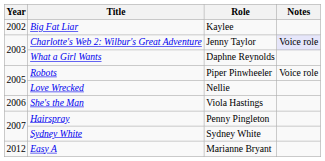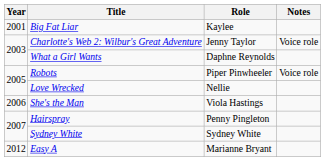(16, 27) 2002 -> (16, 27) 2001
(299, 42) lavender background -> (299, 42) no background
